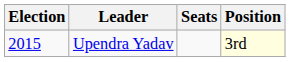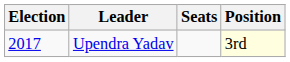(25, 43) 2015 -> (25, 43) 2017
